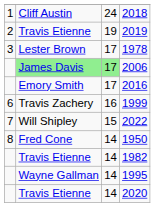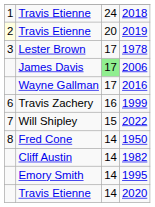(45, 13) Cliff Austin -> (55, 13) Travis Etienne
(10, 31) no background -> (10, 31) lightyellow background
(110, 31) 19 -> (110, 31) 20
(51, 67) lightgreen background -> (51, 67) no background
(51, 85) Emory Smith -> (59, 85) Wayne Gallman
(55, 157) Travis Etienne -> (45, 157) Cliff Austin
(59, 175) Wayne Gallman -> (51, 175) Emory Smith
